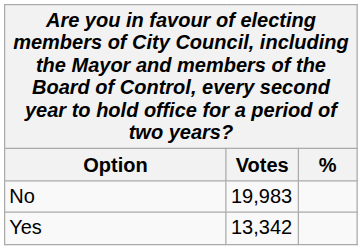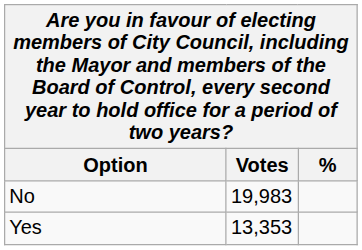(262, 228) 13,342 -> (262, 228) 13,353
